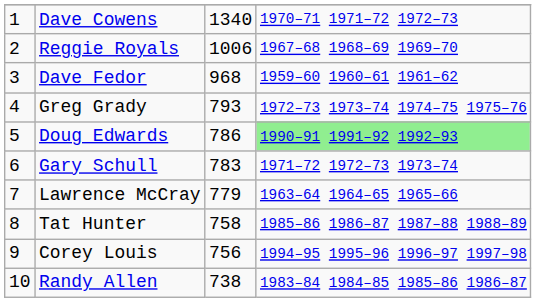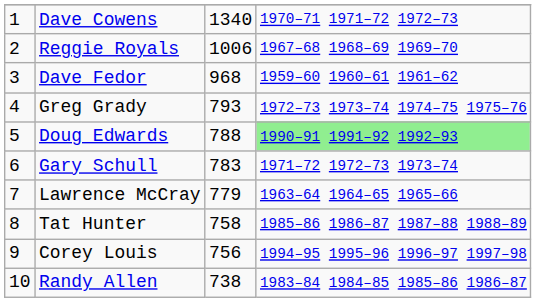(225, 136) 786 -> (225, 136) 788
